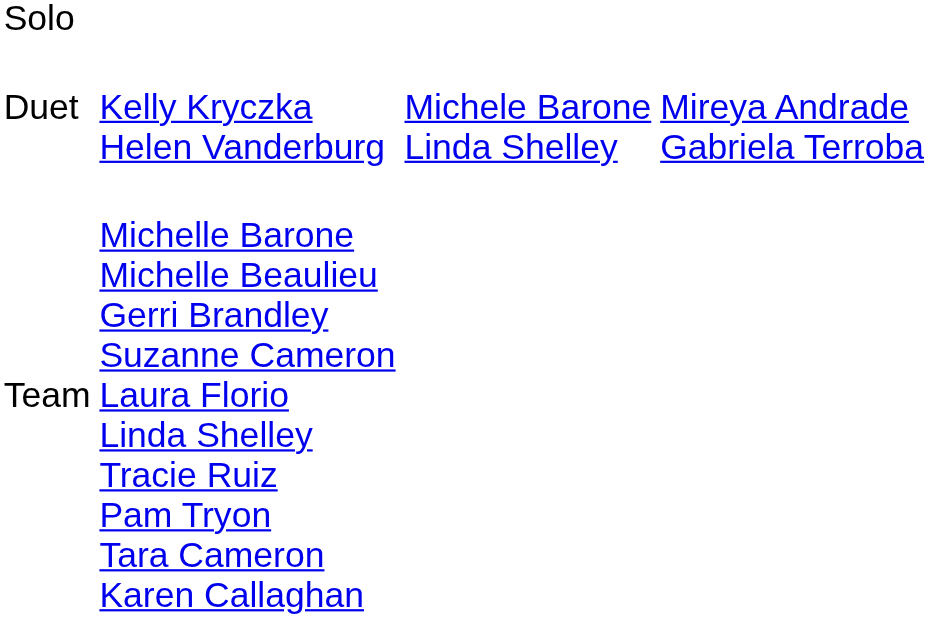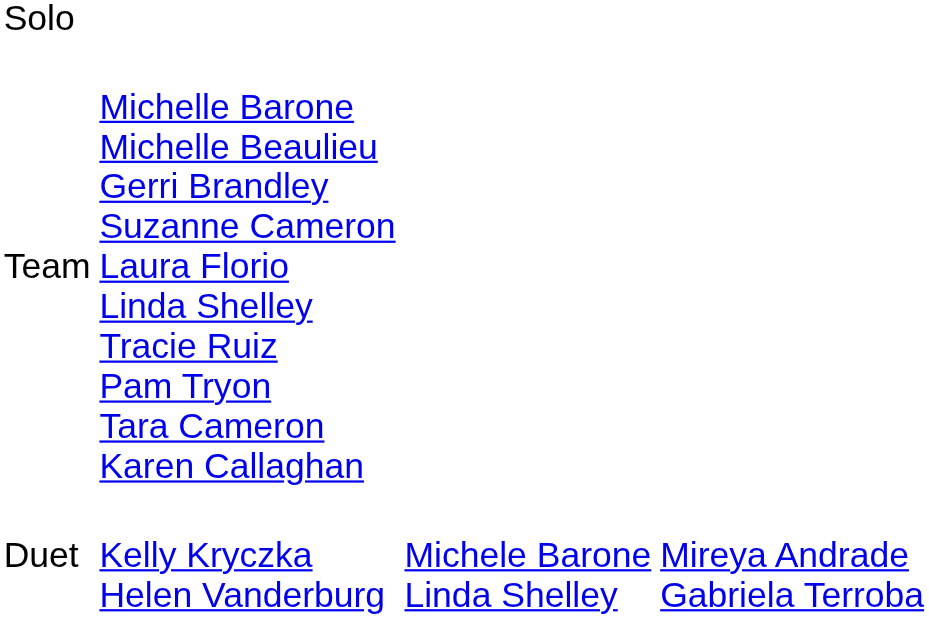rows swapped: (41, 106) <-> (47, 395)
